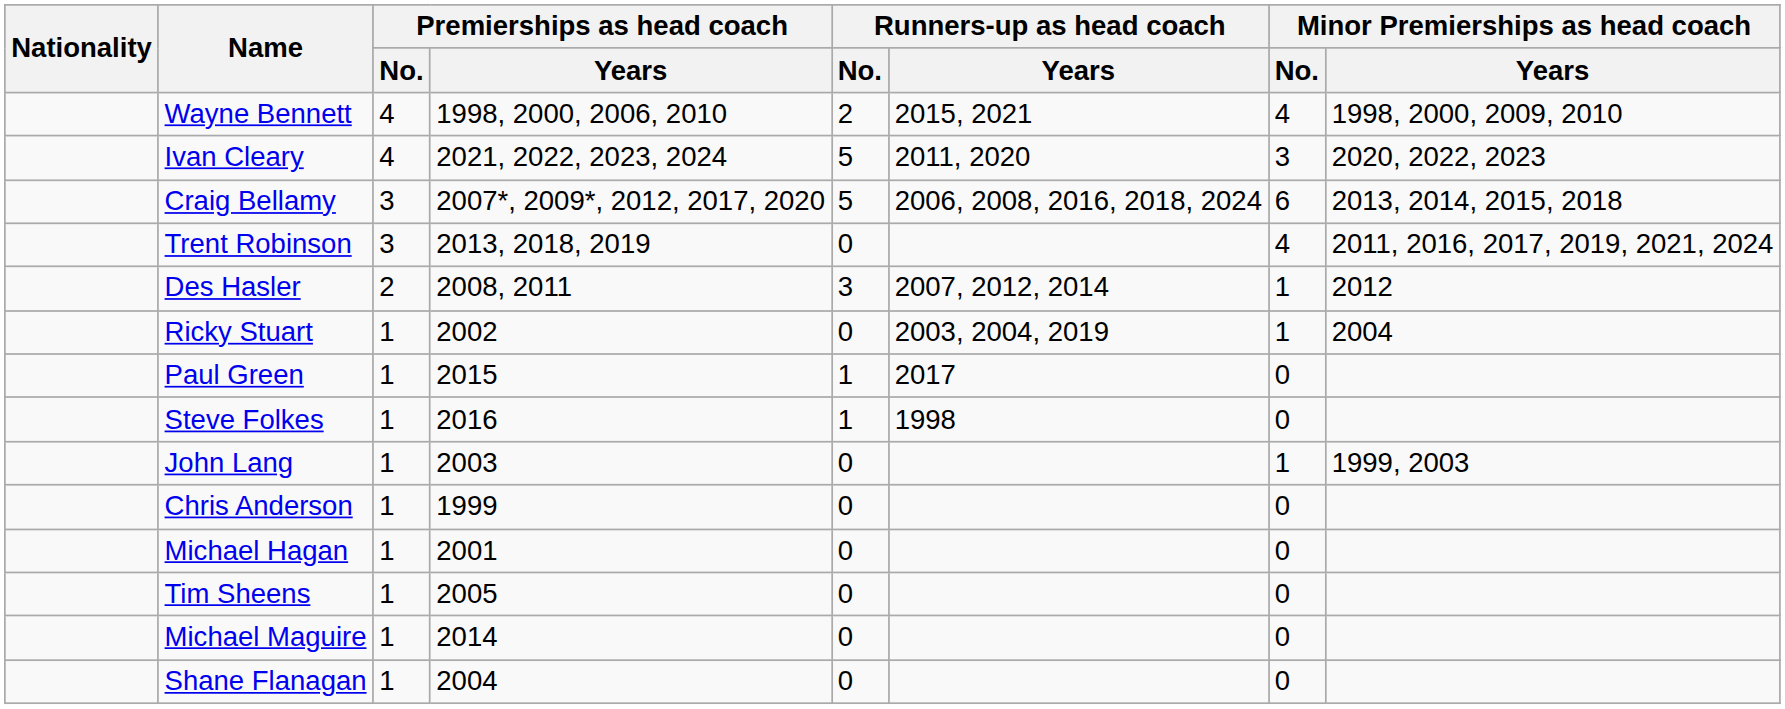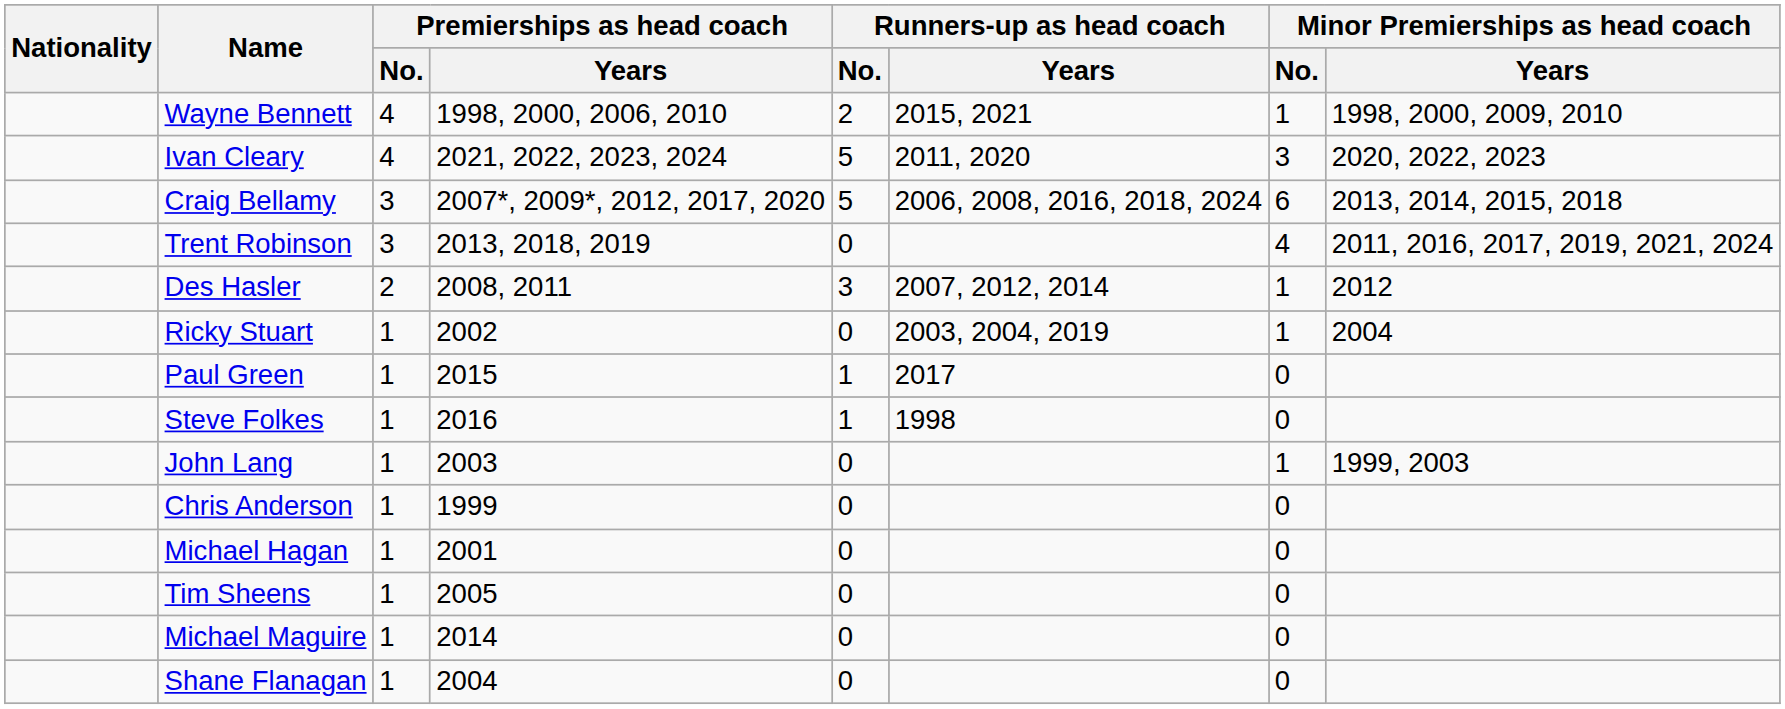(1282, 113) 4 -> (1282, 113) 1
